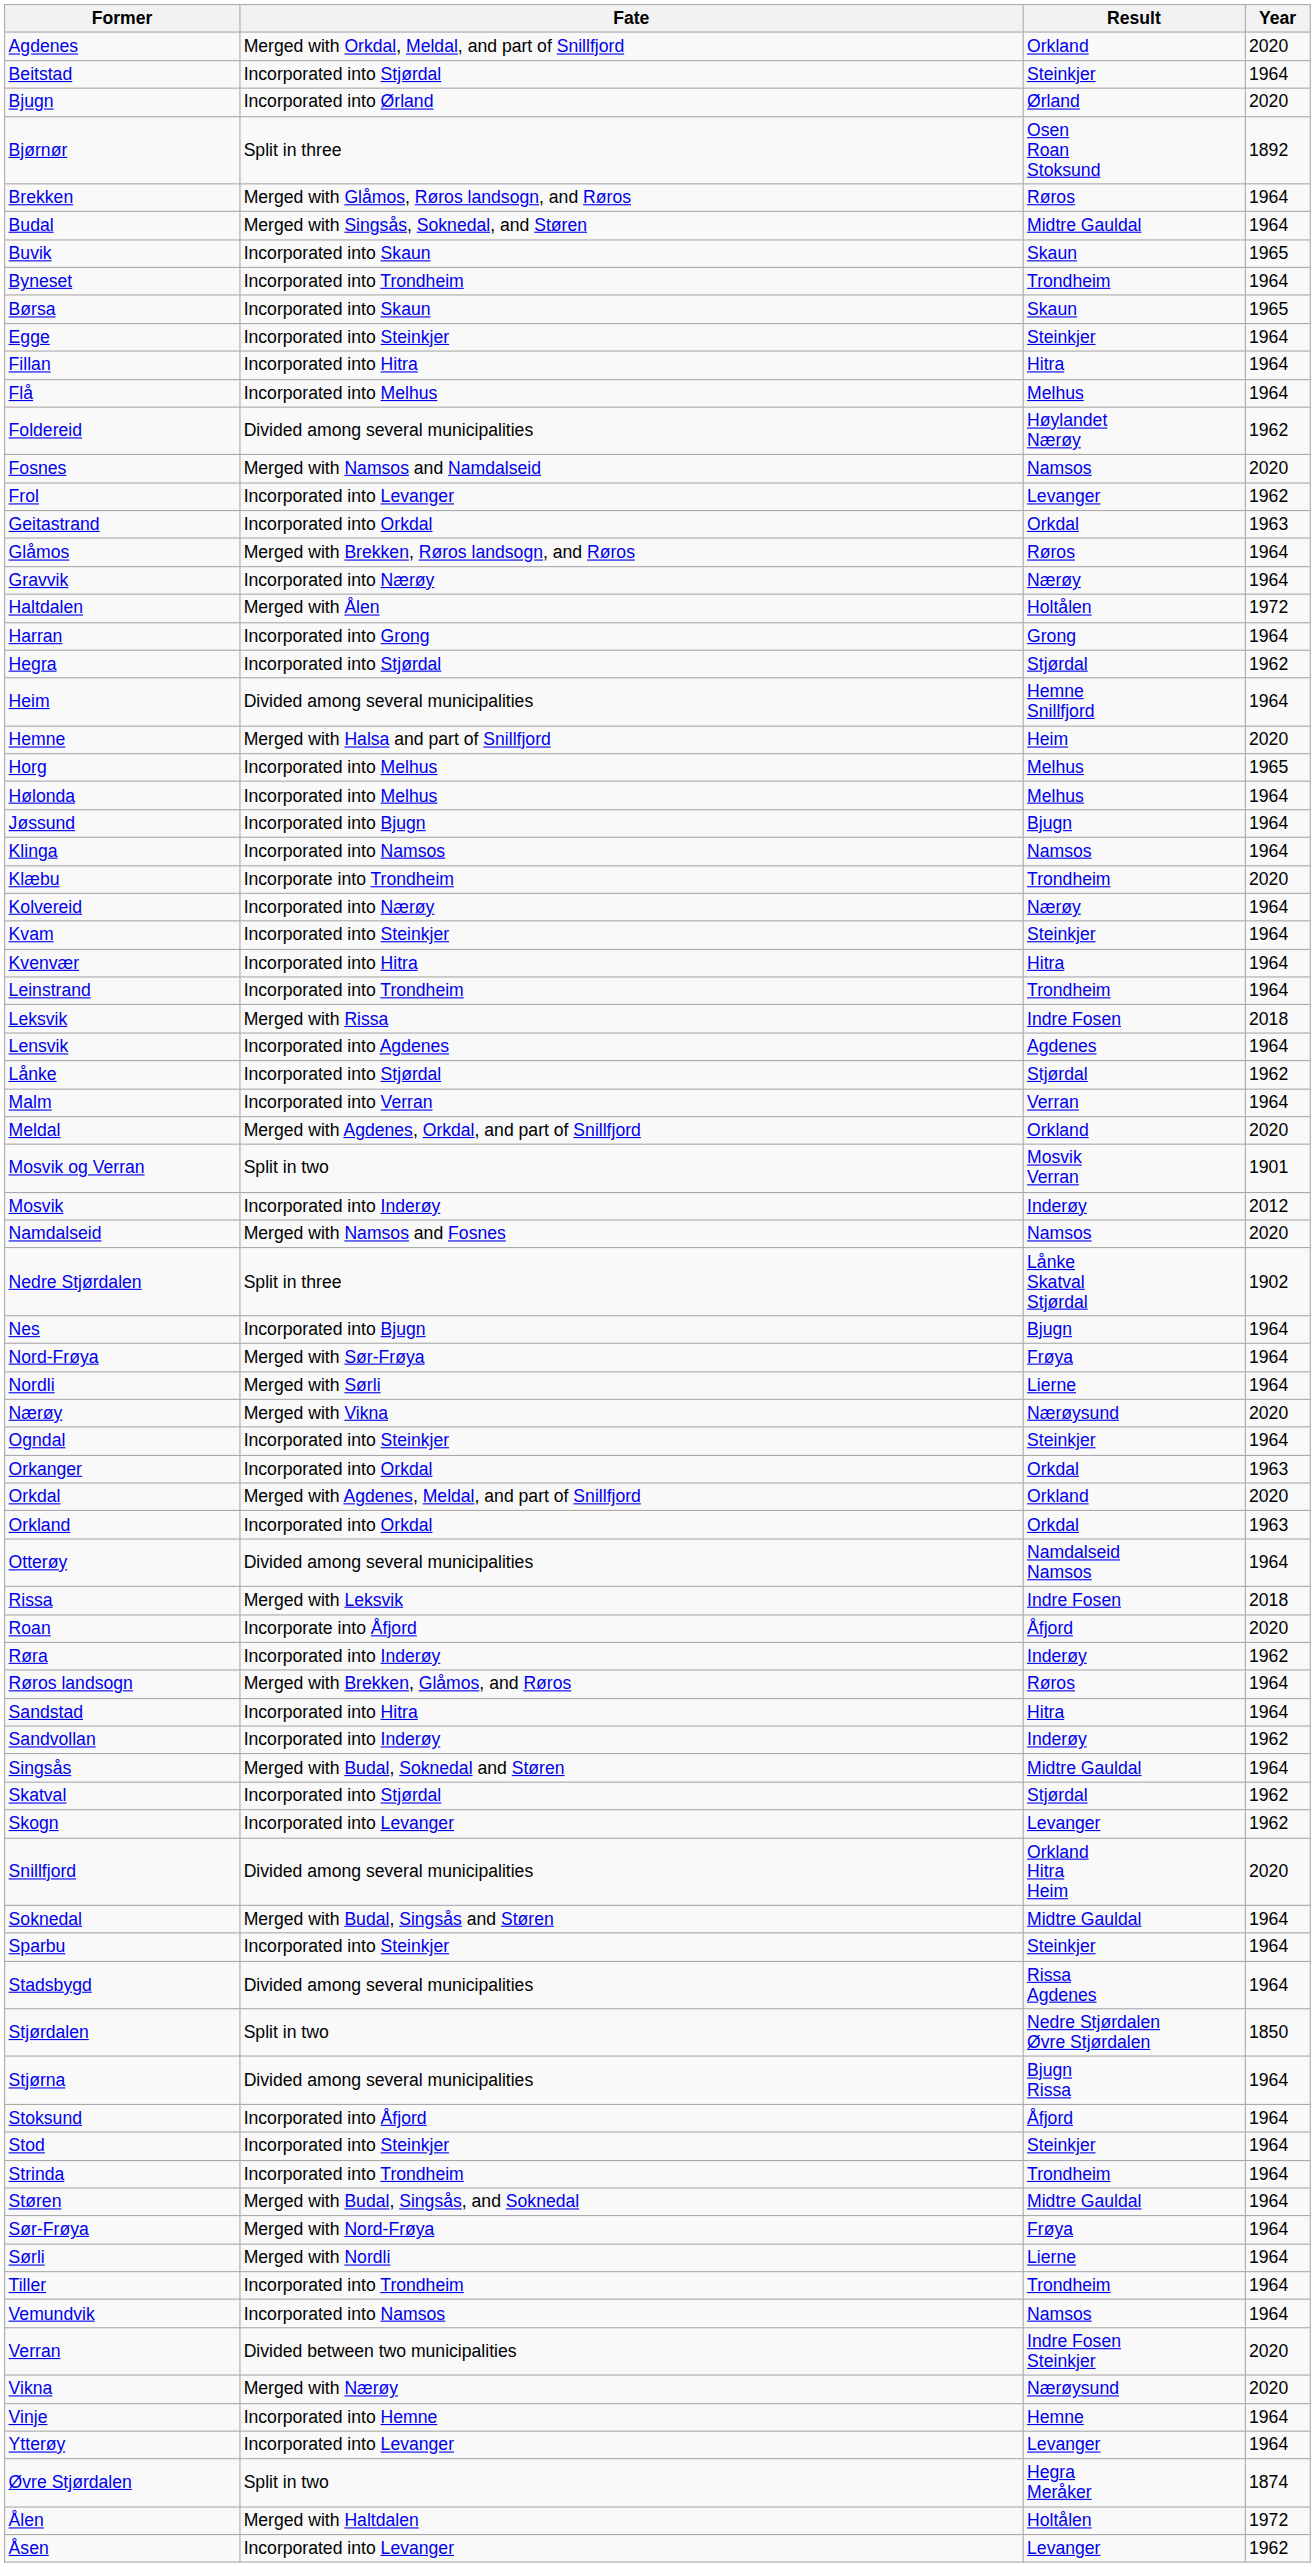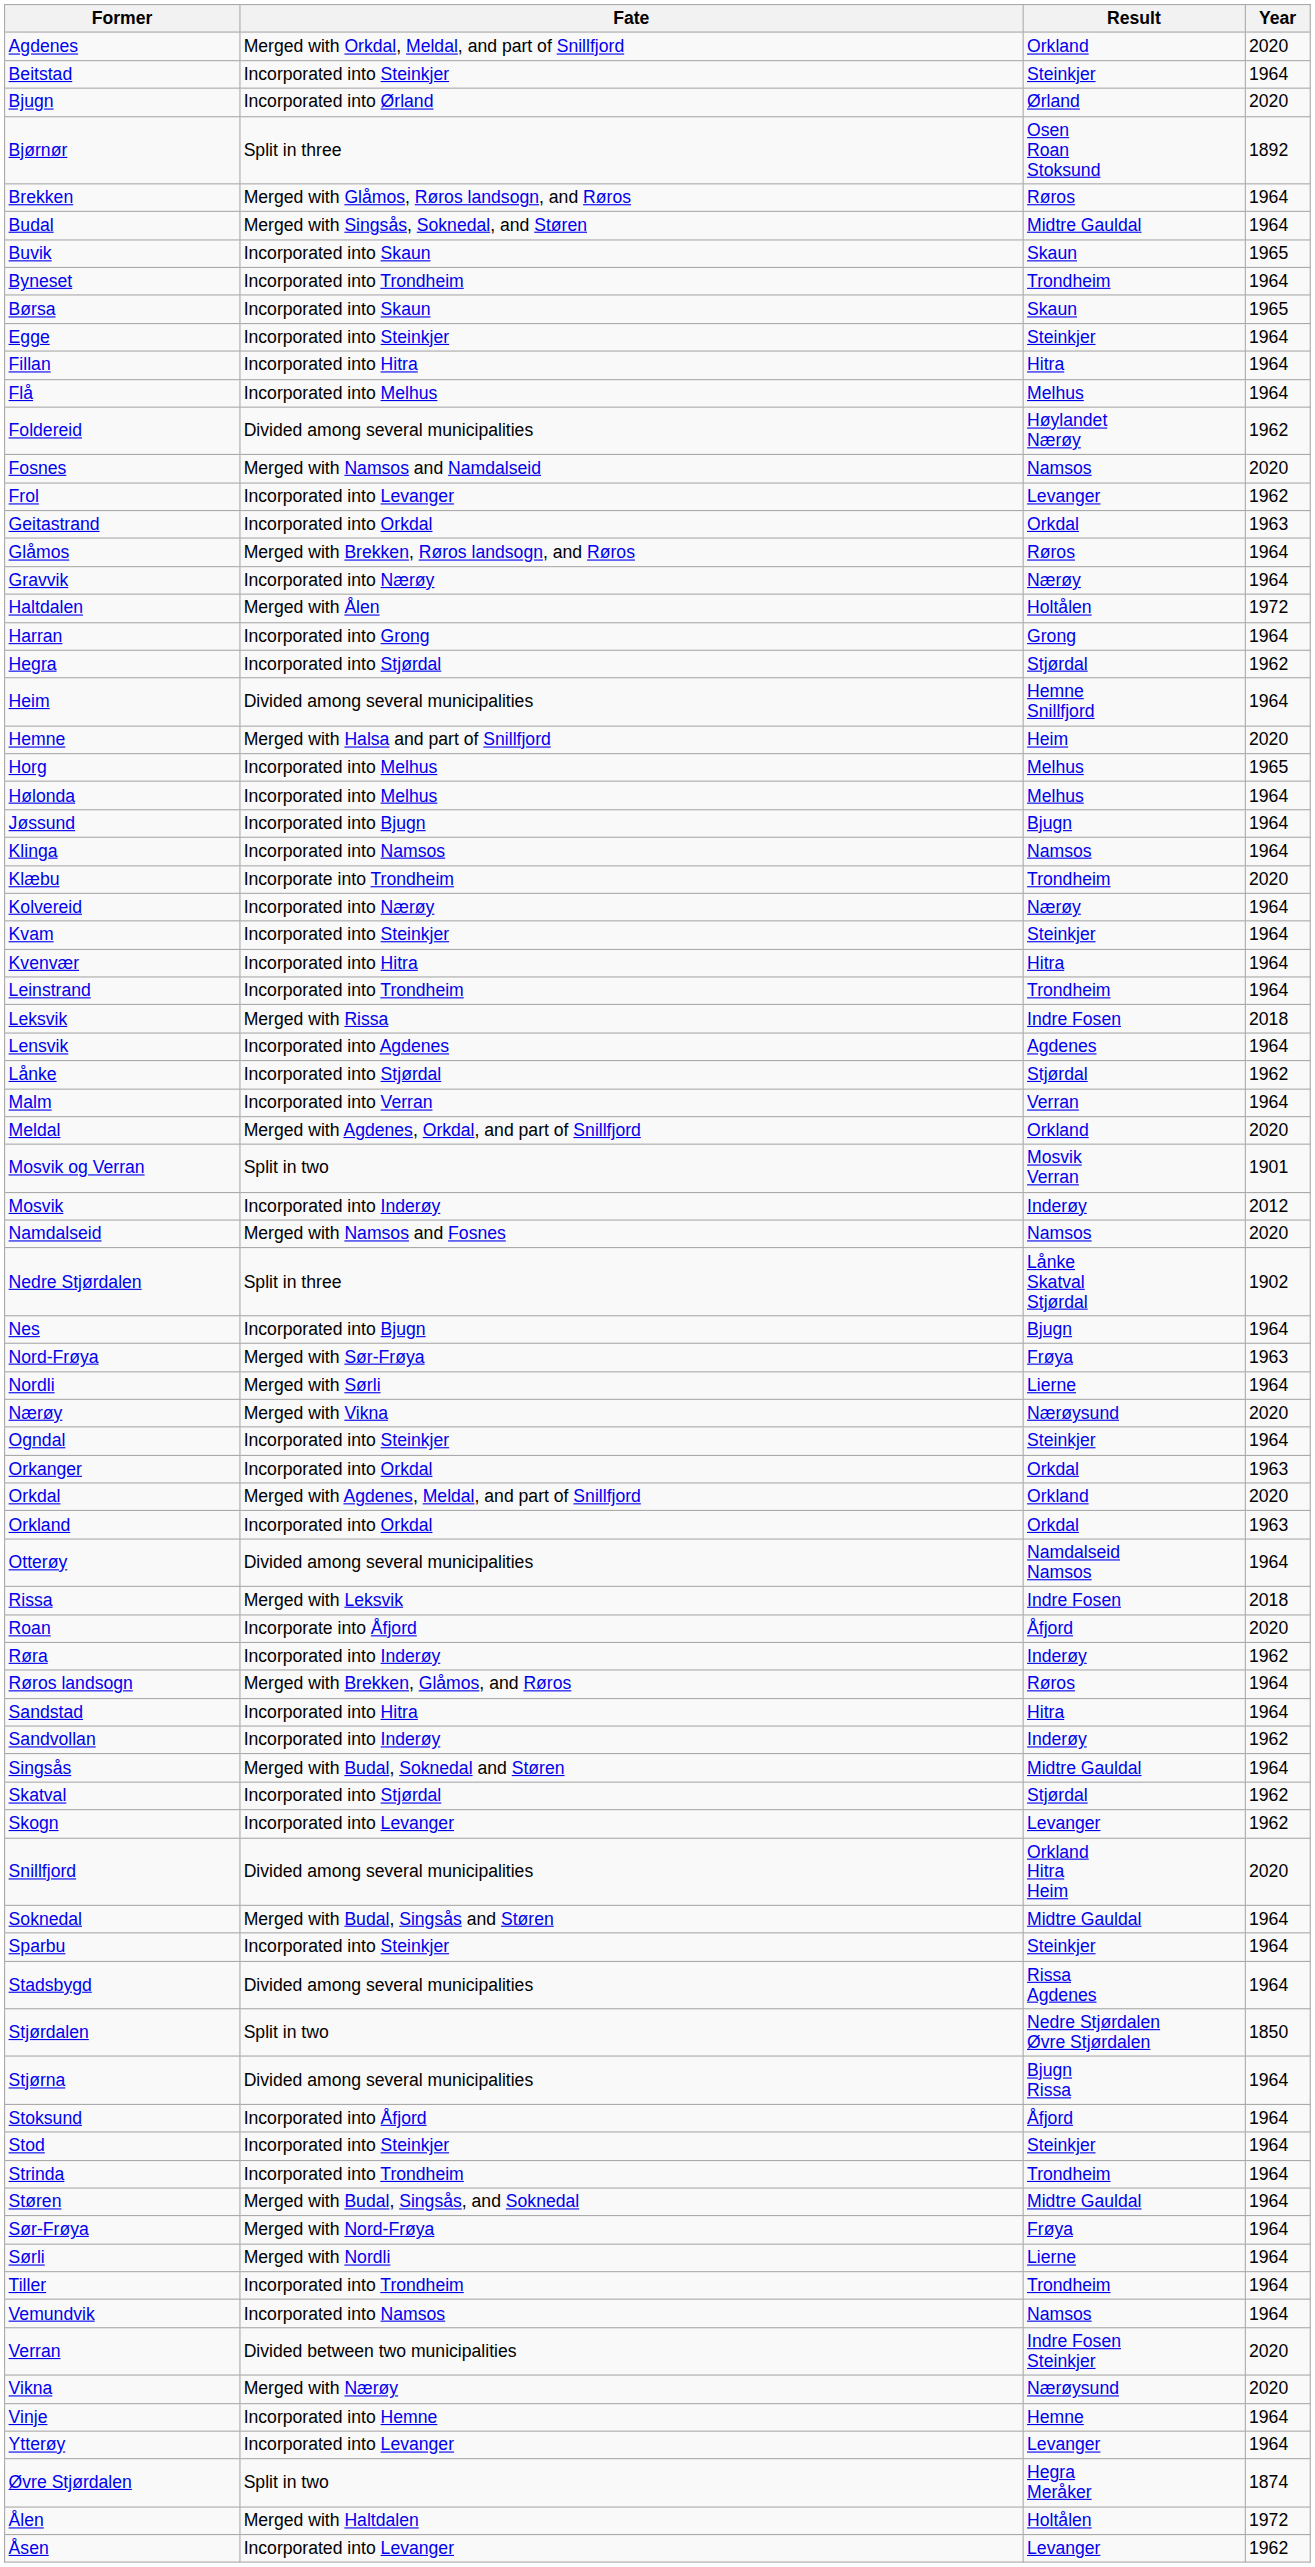(342, 74) Incorporated into Stjørdal -> (346, 74) Incorporated into Steinkjer
(1269, 1357) 1964 -> (1269, 1357) 1963
